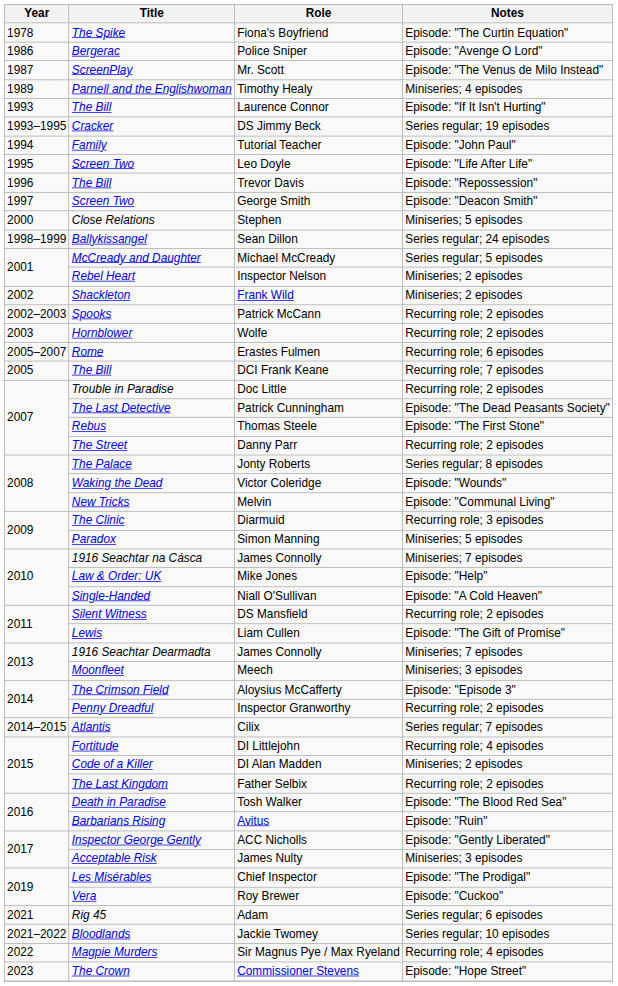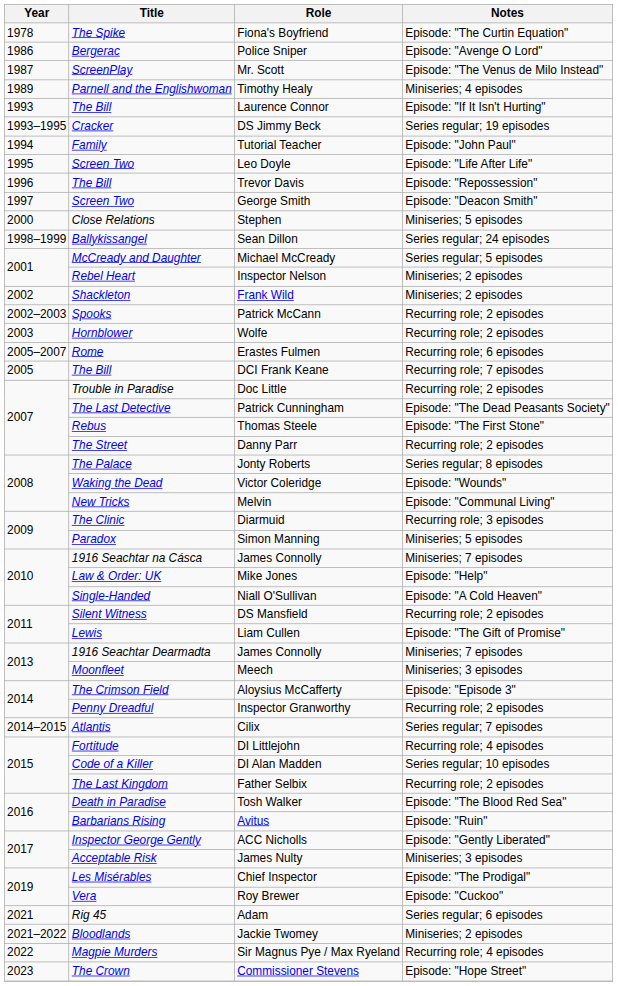(464, 764) Miniseries; 2 episodes -> (477, 764) Series regular; 10 episodes
(477, 933) Series regular; 10 episodes -> (464, 933) Miniseries; 2 episodes
